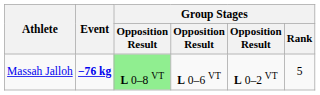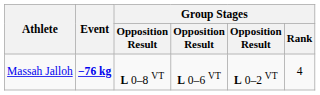(142, 79) lightgreen background -> (142, 79) no background
(300, 72) 5 -> (300, 72) 4
